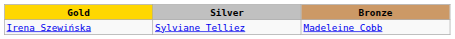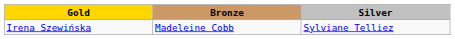columns swapped: (227, 12) <-> (375, 12)
